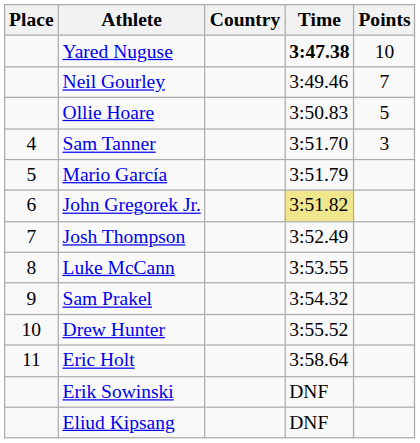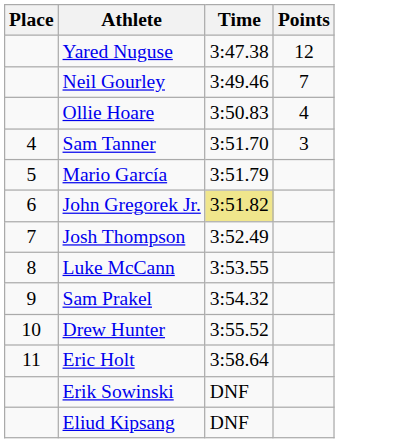- column: (245, 19)
(319, 50) bold -> (239, 50) normal
(384, 50) 10 -> (304, 50) 12
(384, 112) 5 -> (304, 112) 4
